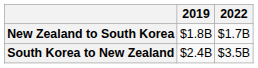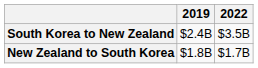rows swapped: (91, 33) <-> (91, 53)
